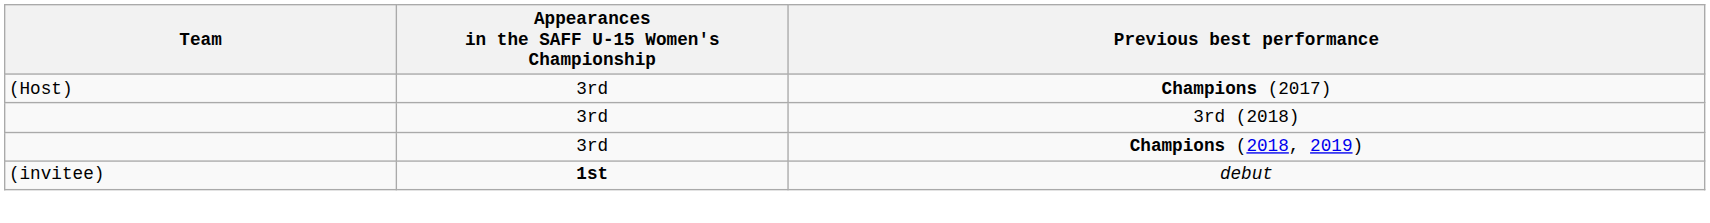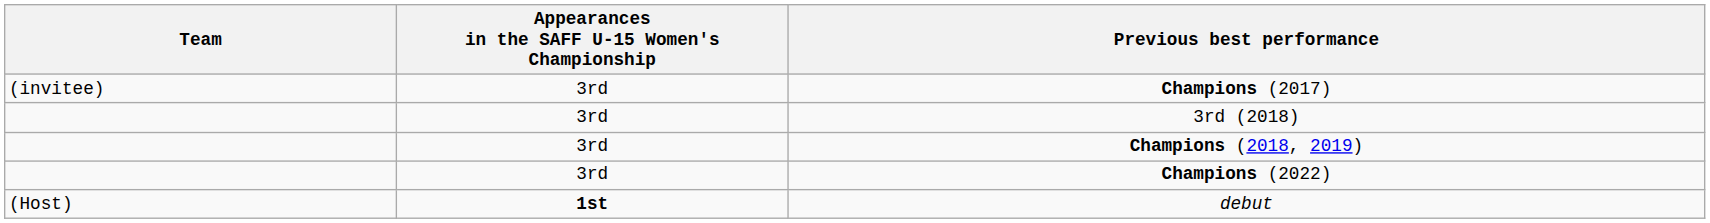(41, 89) (Host) -> (57, 89) (invitee)
+ row: (1246, 175)
(57, 175) (invitee) -> (41, 204) (Host)
